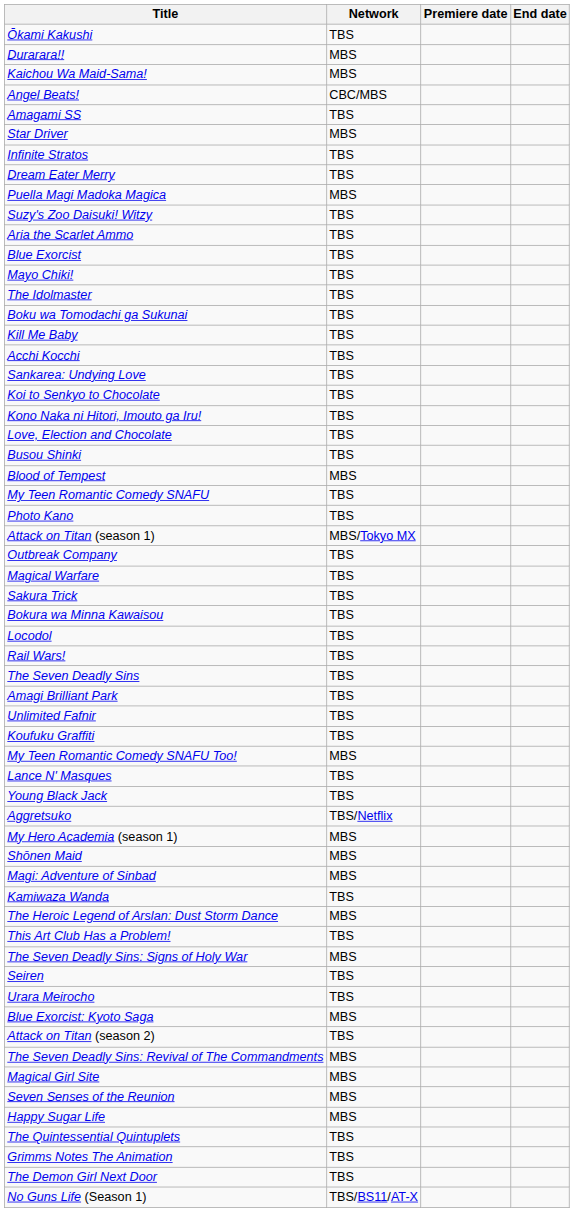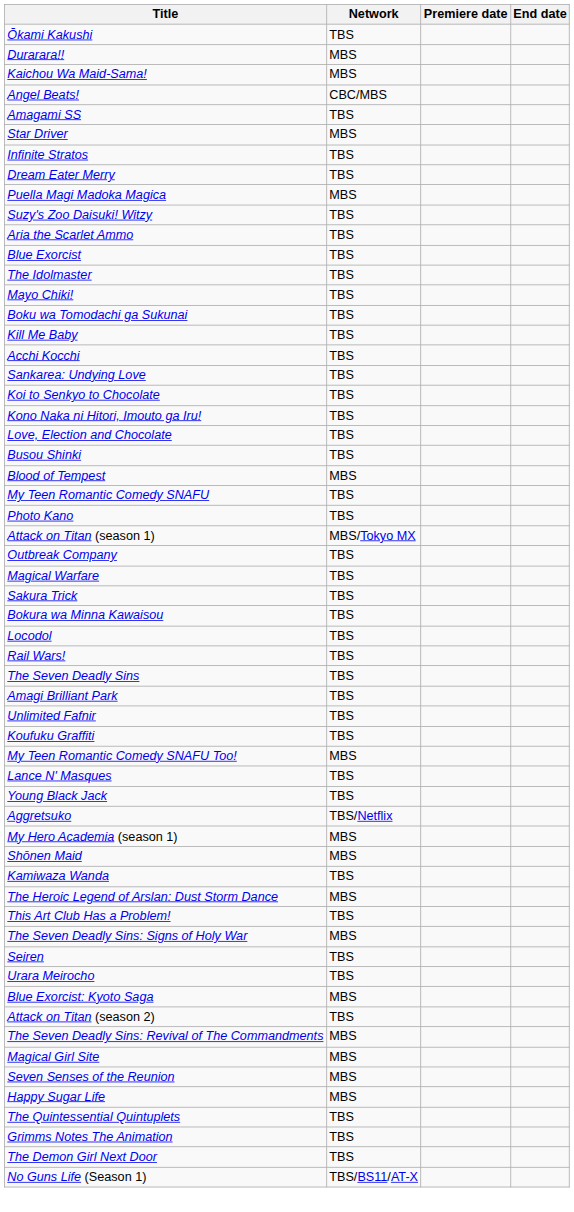rows swapped: (40, 275) <-> (49, 295)
- row: (82, 876)
